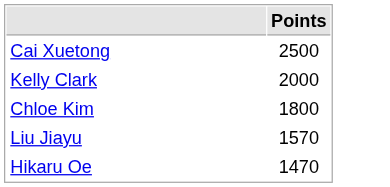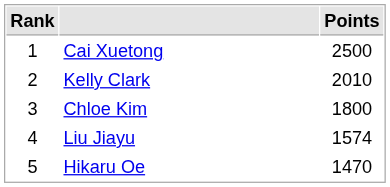+ column: (32, 20)
(299, 80) 2000 -> (352, 80) 2010
(299, 138) 1570 -> (352, 138) 1574
